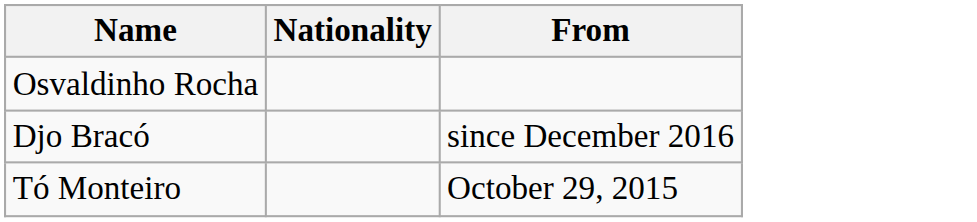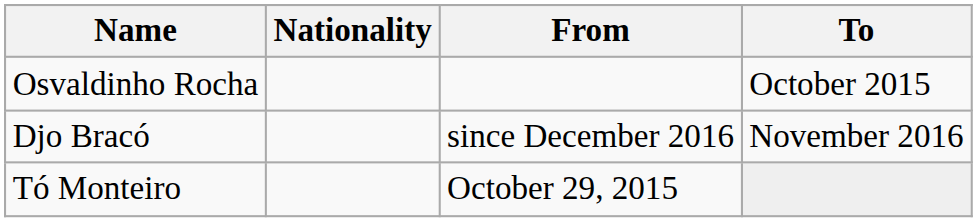+ column: (856, 30)
